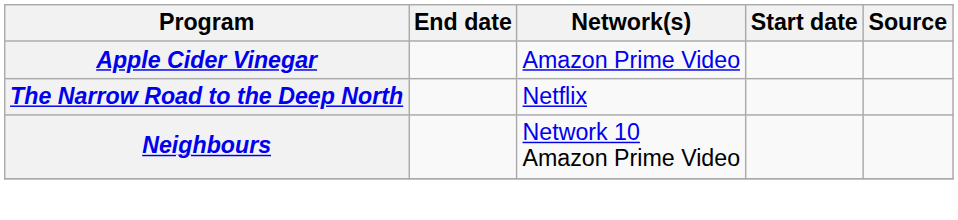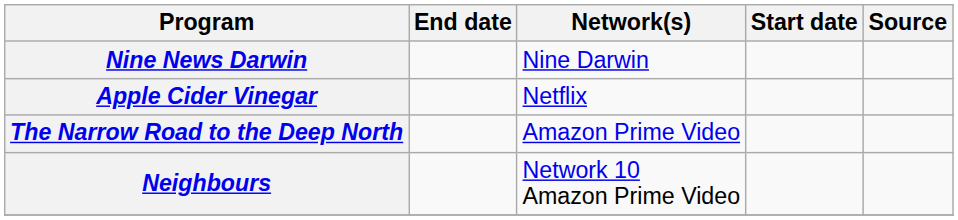+ row: (207, 59)
(631, 59) Amazon Prime Video -> (555, 96) Netflix
(555, 96) Netflix -> (631, 133) Amazon Prime Video
